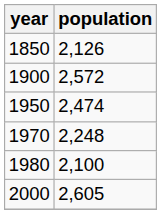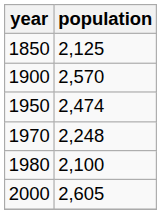(81, 48) 2,126 -> (81, 48) 2,125
(81, 77) 2,572 -> (81, 77) 2,570
